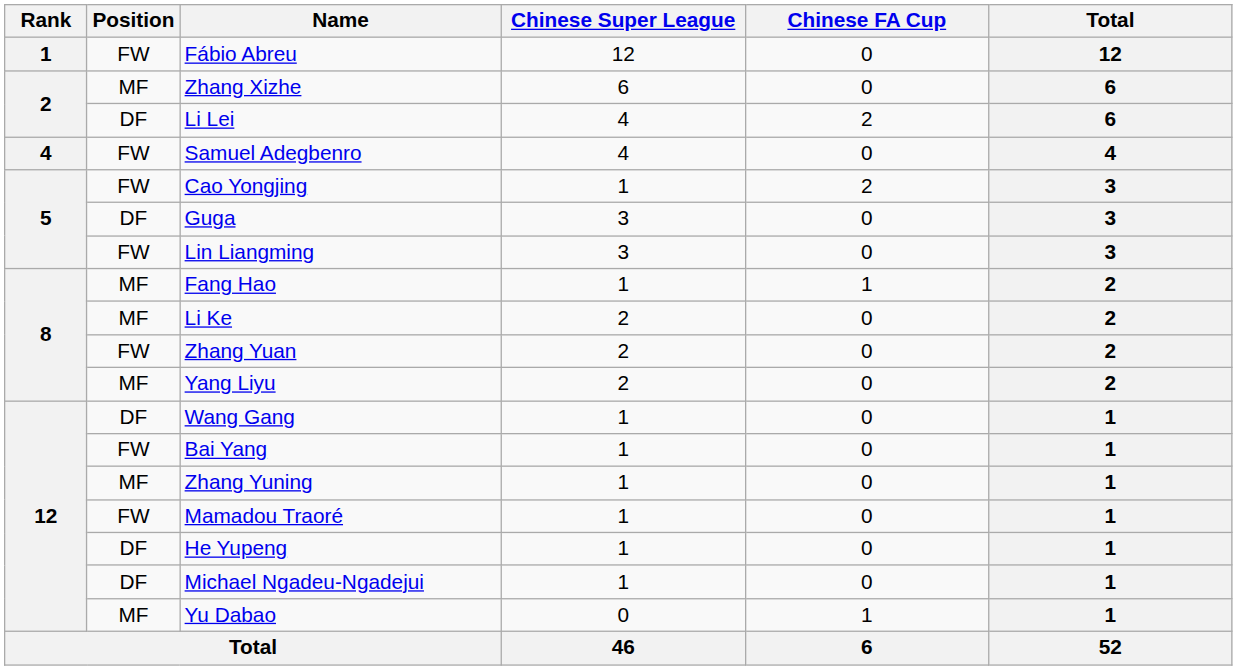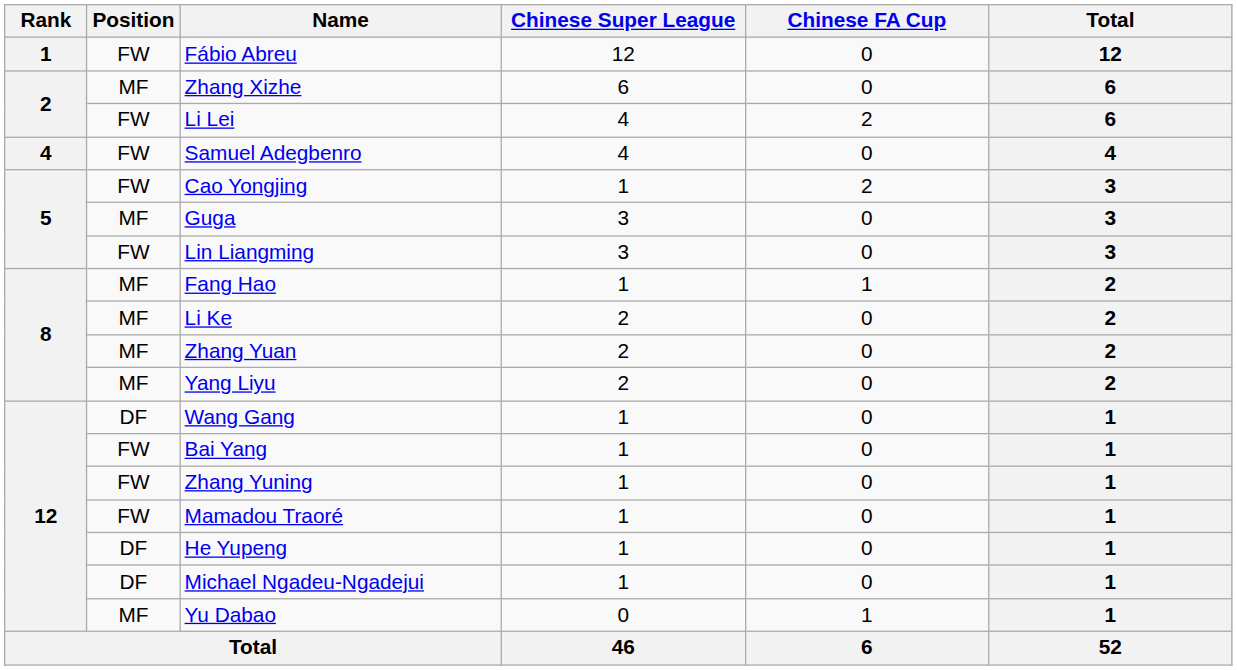(133, 119) DF -> (133, 119) FW
(133, 218) DF -> (133, 218) MF
(133, 350) FW -> (133, 350) MF
(133, 482) MF -> (133, 482) FW
